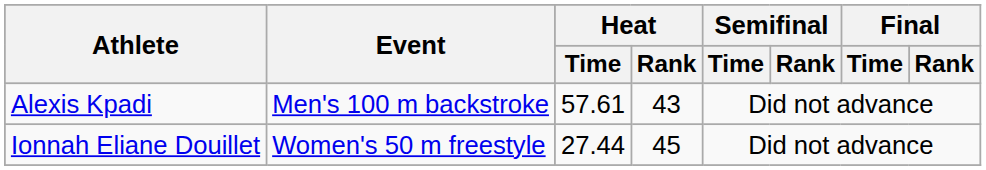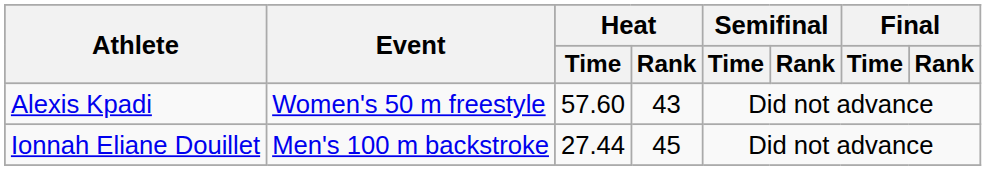(411, 104) Men's 100 m backstroke -> (409, 104) Women's 50 m freestyle
(593, 104) 57.61 -> (593, 104) 57.60
(409, 145) Women's 50 m freestyle -> (411, 145) Men's 100 m backstroke
